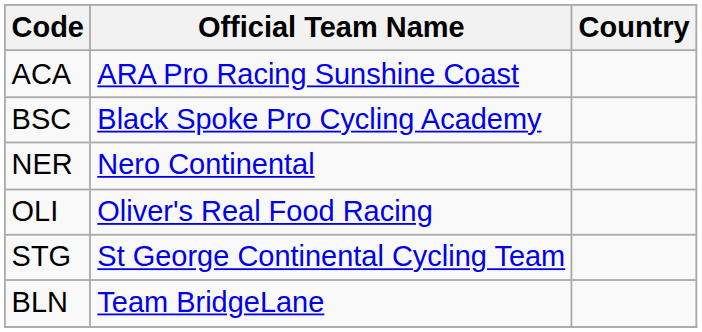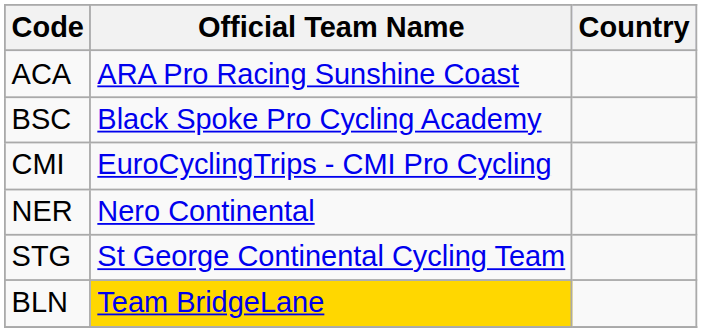+ row: (38, 165)
- row: (35, 211)
(211, 303) no background -> (211, 303) gold background
